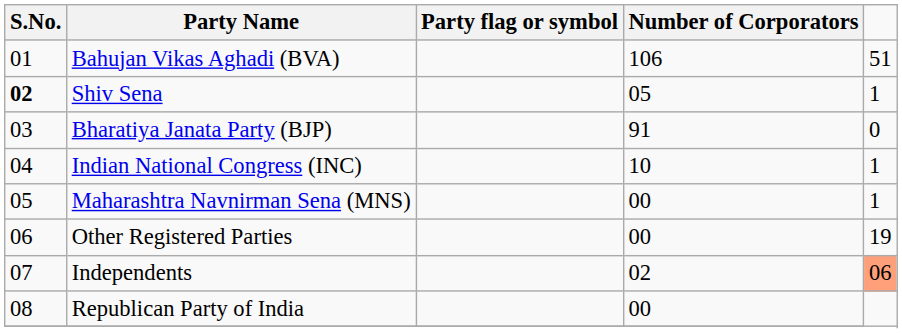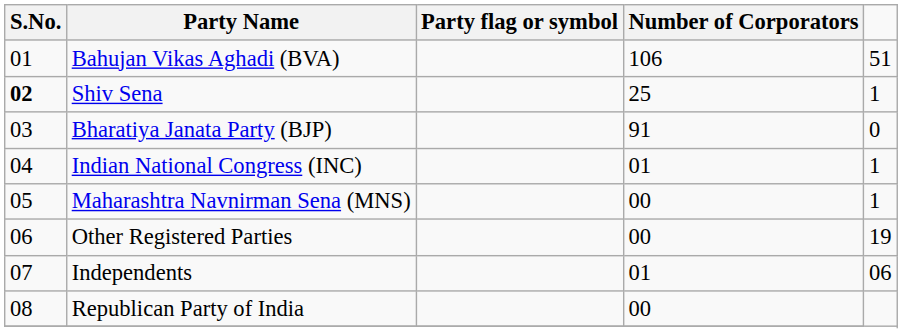(640, 93) 05 -> (640, 93) 25
(640, 165) 10 -> (640, 165) 01
(640, 272) 02 -> (640, 272) 01
(880, 272) lightsalmon background -> (880, 272) no background
